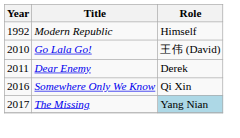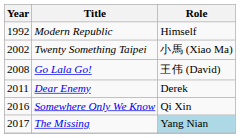+ row: (90, 49)
(18, 49) 2010 -> (18, 69) 2008
